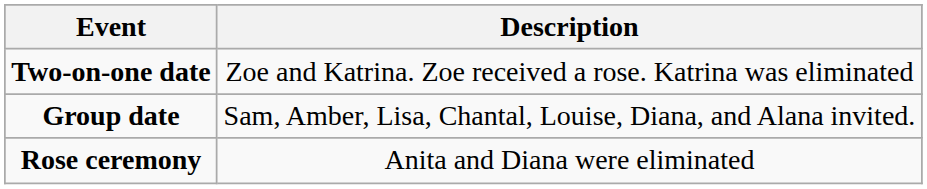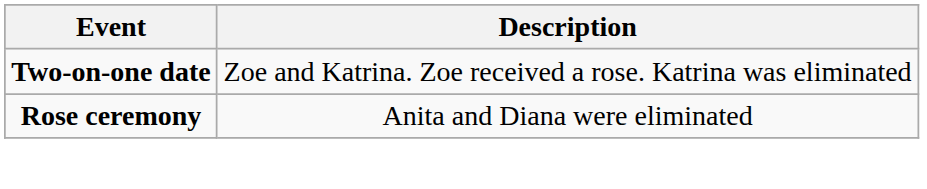- row: (111, 115)
